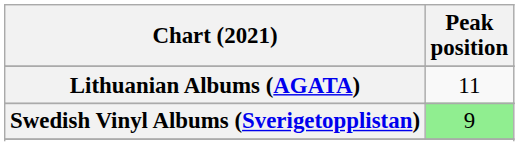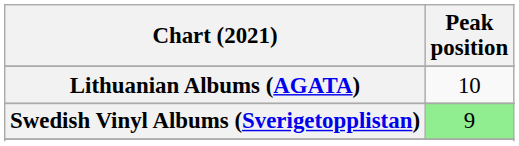(469, 84) 11 -> (469, 84) 10
